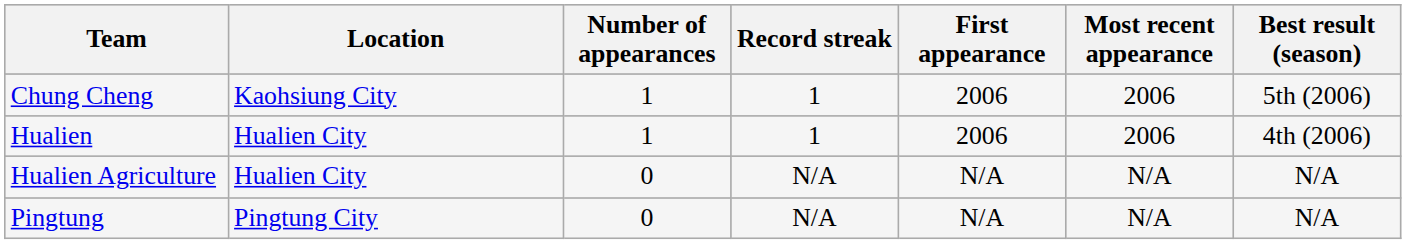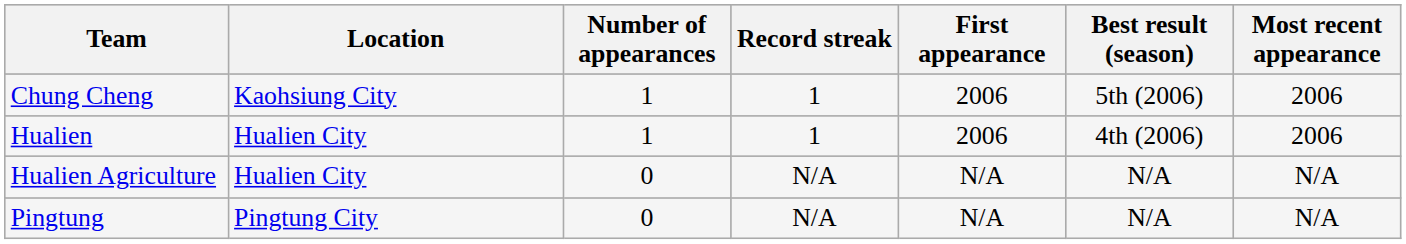columns swapped: (1149, 39) <-> (1317, 39)
